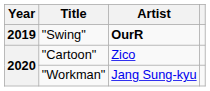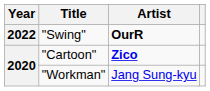(22, 34) 2019 -> (22, 34) 2022
(123, 55) normal -> (124, 55) bold
